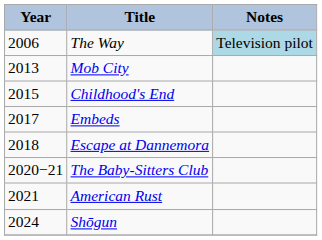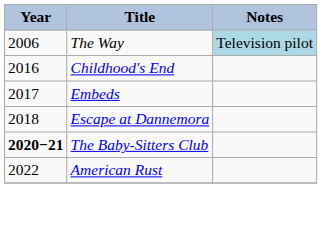- row: (100, 68)
(24, 94) 2015 -> (24, 68) 2016
(36, 170) normal -> (36, 145) bold
(24, 196) 2021 -> (24, 170) 2022
- row: (94, 221)
